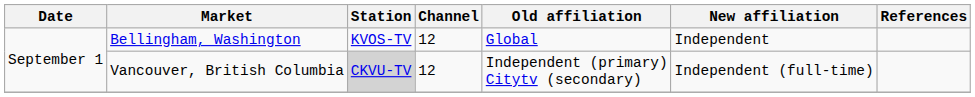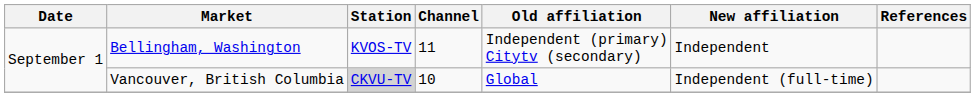(427, 40) 12 -> (427, 48) 11
(512, 40) Global -> (577, 48) Independent (primary) Citytv (secondary)
(427, 72) 12 -> (427, 80) 10
(577, 72) Independent (primary) Citytv (secondary) -> (512, 80) Global
